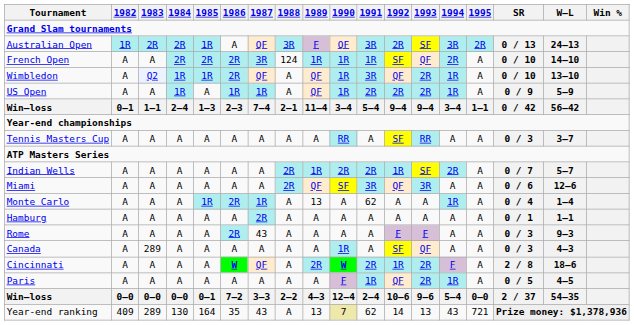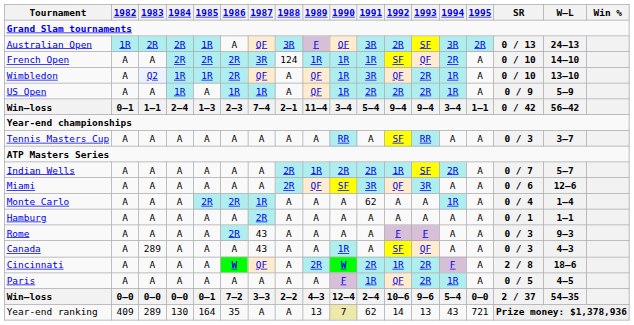(207, 201) 1R -> (207, 201) 2R
(316, 201) 13 -> (316, 201) A
(262, 248) A -> (262, 248) 43
(262, 312) 43 -> (262, 312) A
